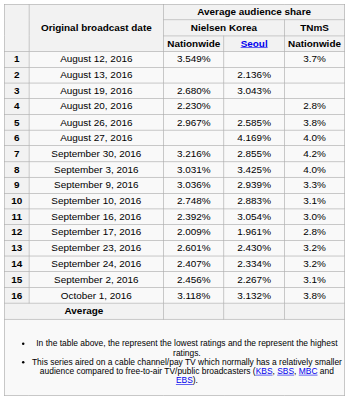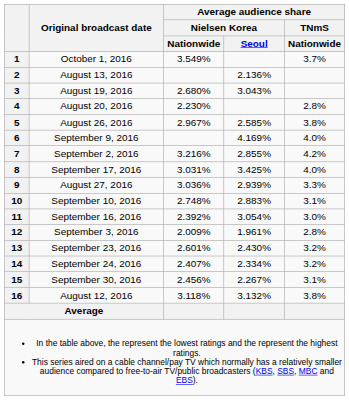(96, 59) August 12, 2016 -> (96, 59) October 1, 2016
(96, 138) August 27, 2016 -> (96, 138) September 9, 2016
(96, 153) September 30, 2016 -> (96, 153) September 2, 2016
(96, 169) September 3, 2016 -> (96, 169) September 17, 2016
(96, 185) September 9, 2016 -> (96, 185) August 27, 2016
(96, 232) September 17, 2016 -> (96, 232) September 3, 2016
(96, 279) September 2, 2016 -> (96, 279) September 30, 2016
(96, 295) October 1, 2016 -> (96, 295) August 12, 2016
